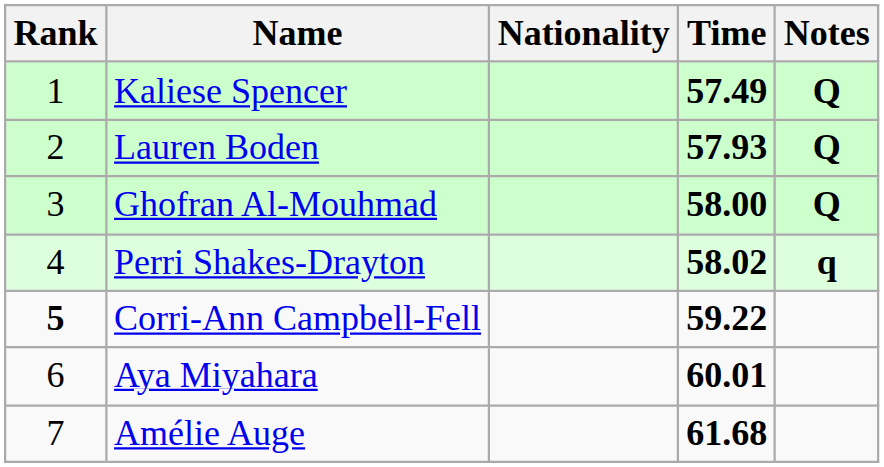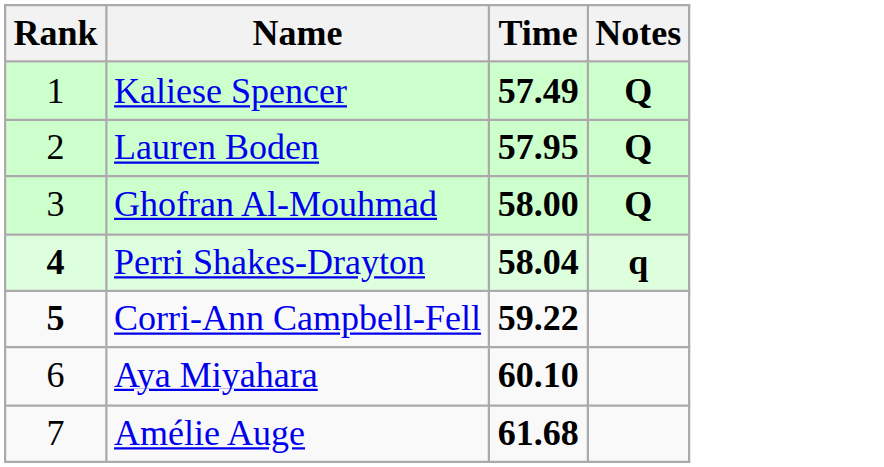- column: (584, 33)
(727, 147) 57.93 -> (538, 147) 57.95
(55, 261) normal -> (55, 261) bold
(727, 261) 58.02 -> (538, 261) 58.04
(727, 375) 60.01 -> (538, 375) 60.10
